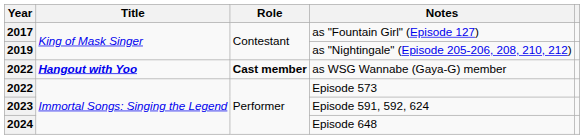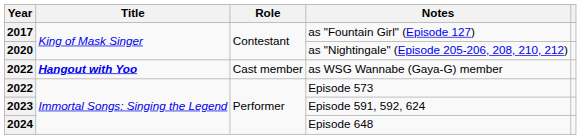(20, 50) 2019 -> (20, 50) 2020
(270, 69) bold -> (268, 69) normal
